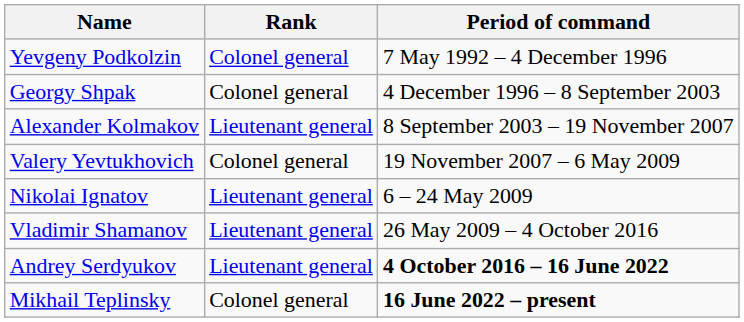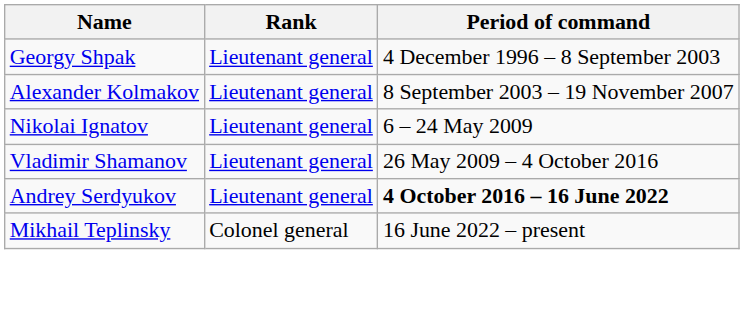- row: (95, 56)
(279, 91) Colonel general -> (291, 56) Lieutenant general
- row: (102, 160)
(489, 299) bold -> (484, 230) normal
